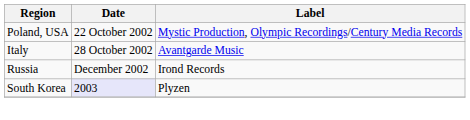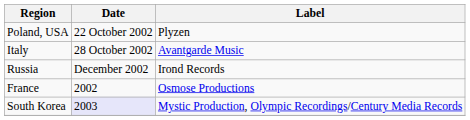(310, 32) Mystic Production, Olympic Recordings/Century Media Records -> (174, 32) Plyzen
+ row: (23, 87)
(174, 87) Plyzen -> (310, 106) Mystic Production, Olympic Recordings/Century Media Records
